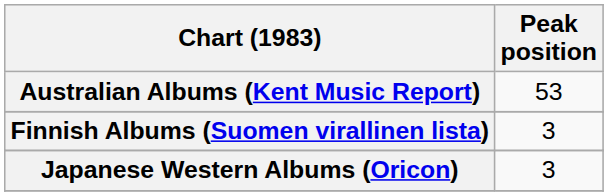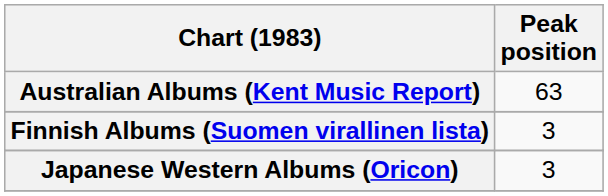(549, 91) 53 -> (549, 91) 63
